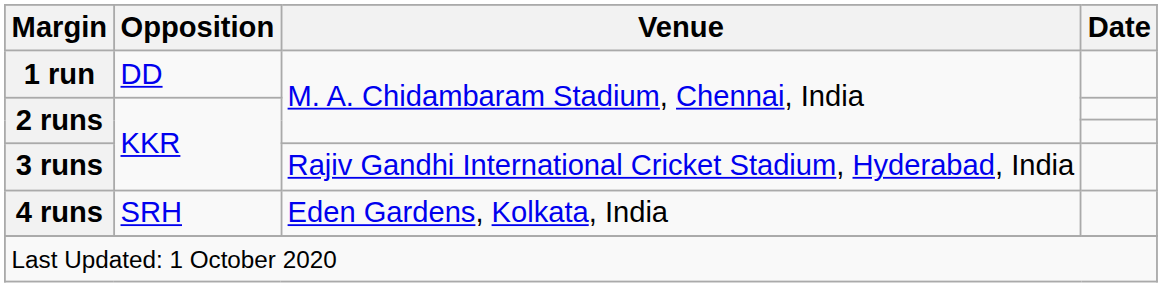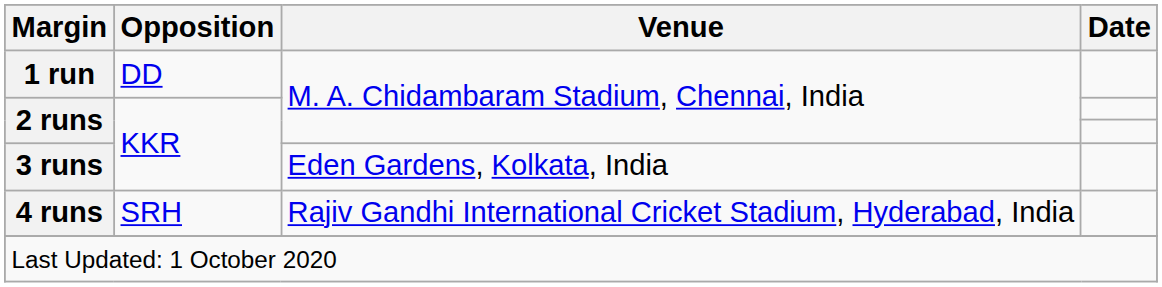(681, 166) Rajiv Gandhi International Cricket Stadium, Hyderabad, India -> (478, 166) Eden Gardens, Kolkata, India
(478, 212) Eden Gardens, Kolkata, India -> (681, 212) Rajiv Gandhi International Cricket Stadium, Hyderabad, India
